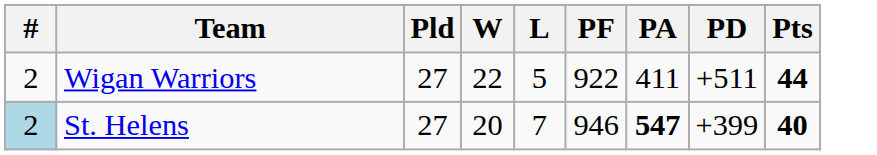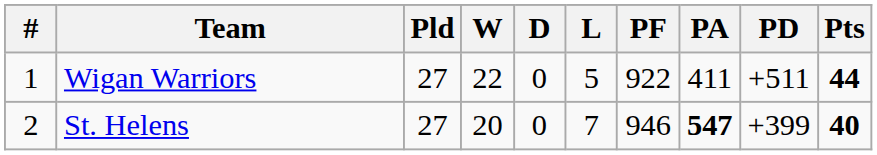+ column: (539, 28)
(31, 76) 2 -> (31, 76) 1
(31, 125) lightblue background -> (31, 125) no background
